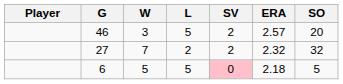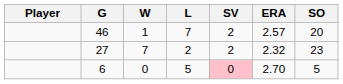(145, 32) 3 -> (145, 32) 1
(188, 32) 5 -> (188, 32) 7
(317, 50) 32 -> (317, 50) 23
(145, 69) 5 -> (145, 69) 0
(274, 69) 2.18 -> (274, 69) 2.70
